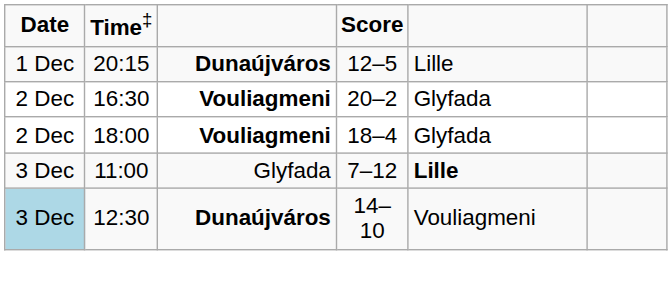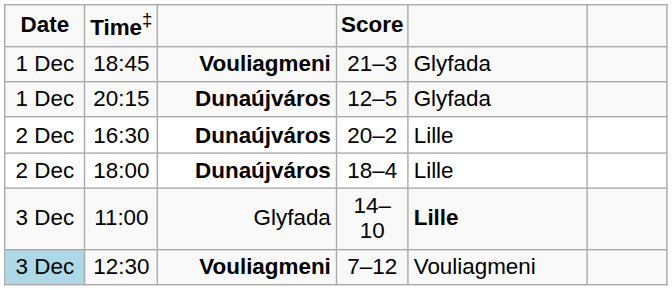+ row: (121, 63)
(434, 63) Lille -> (452, 99) Glyfada
(265, 99) Vouliagmeni -> (263, 134) Dunaújváros
(452, 99) Glyfada -> (434, 134) Lille
(265, 134) Vouliagmeni -> (263, 170) Dunaújváros
(452, 134) Glyfada -> (434, 170) Lille
(372, 170) 7–12 -> (372, 218) 14–10
(263, 218) Dunaújváros -> (265, 266) Vouliagmeni
(372, 218) 14–10 -> (372, 266) 7–12
